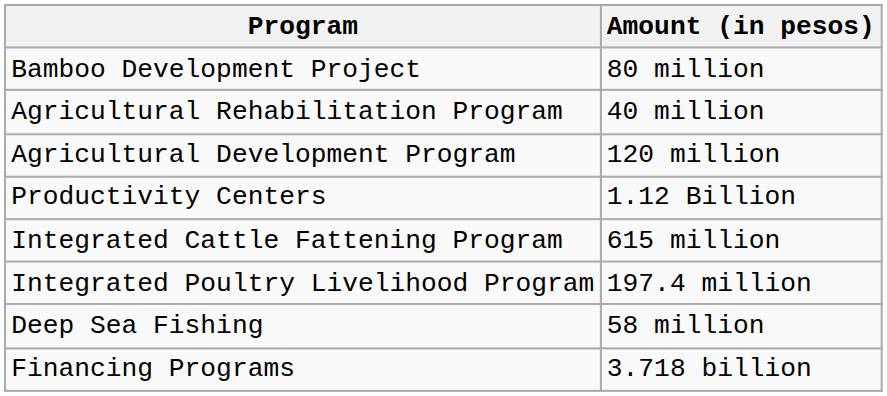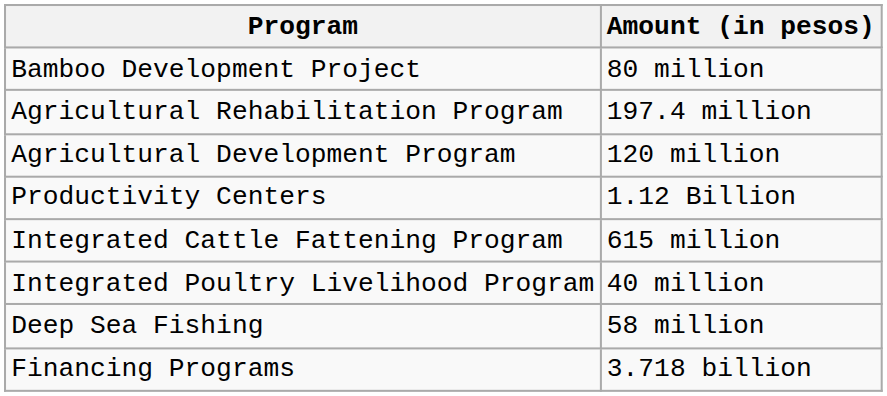(686, 112) 40 million -> (709, 112) 197.4 million
(709, 283) 197.4 million -> (686, 283) 40 million
